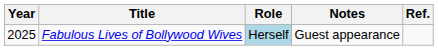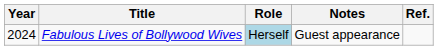(22, 34) 2025 -> (22, 34) 2024
